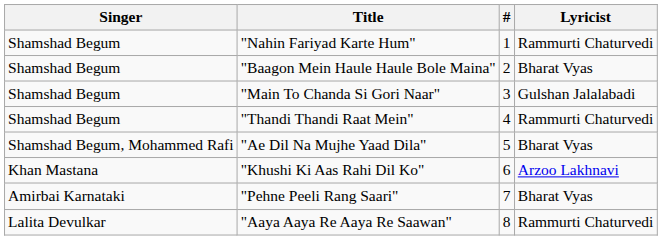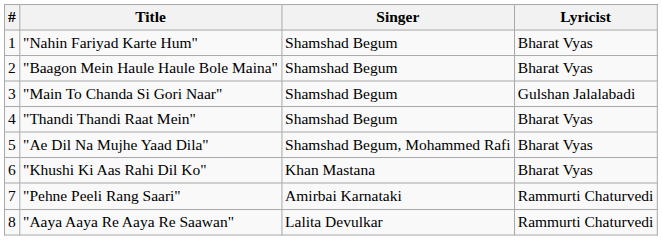columns swapped: (507, 17) <-> (121, 17)
(586, 43) Rammurti Chaturvedi -> (555, 43) Bharat Vyas
(586, 119) Rammurti Chaturvedi -> (555, 119) Bharat Vyas
(568, 170) Arzoo Lakhnavi -> (555, 170) Bharat Vyas
(555, 196) Bharat Vyas -> (586, 196) Rammurti Chaturvedi
